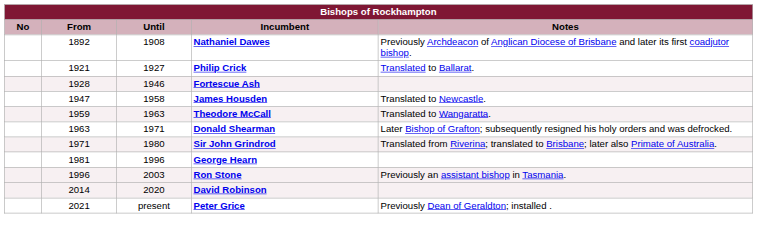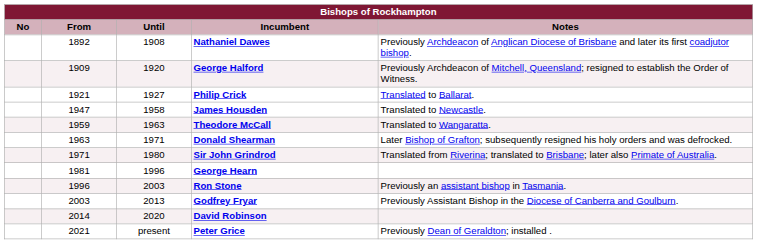+ row: (228, 68)
- row: (227, 83)
+ row: (225, 201)
